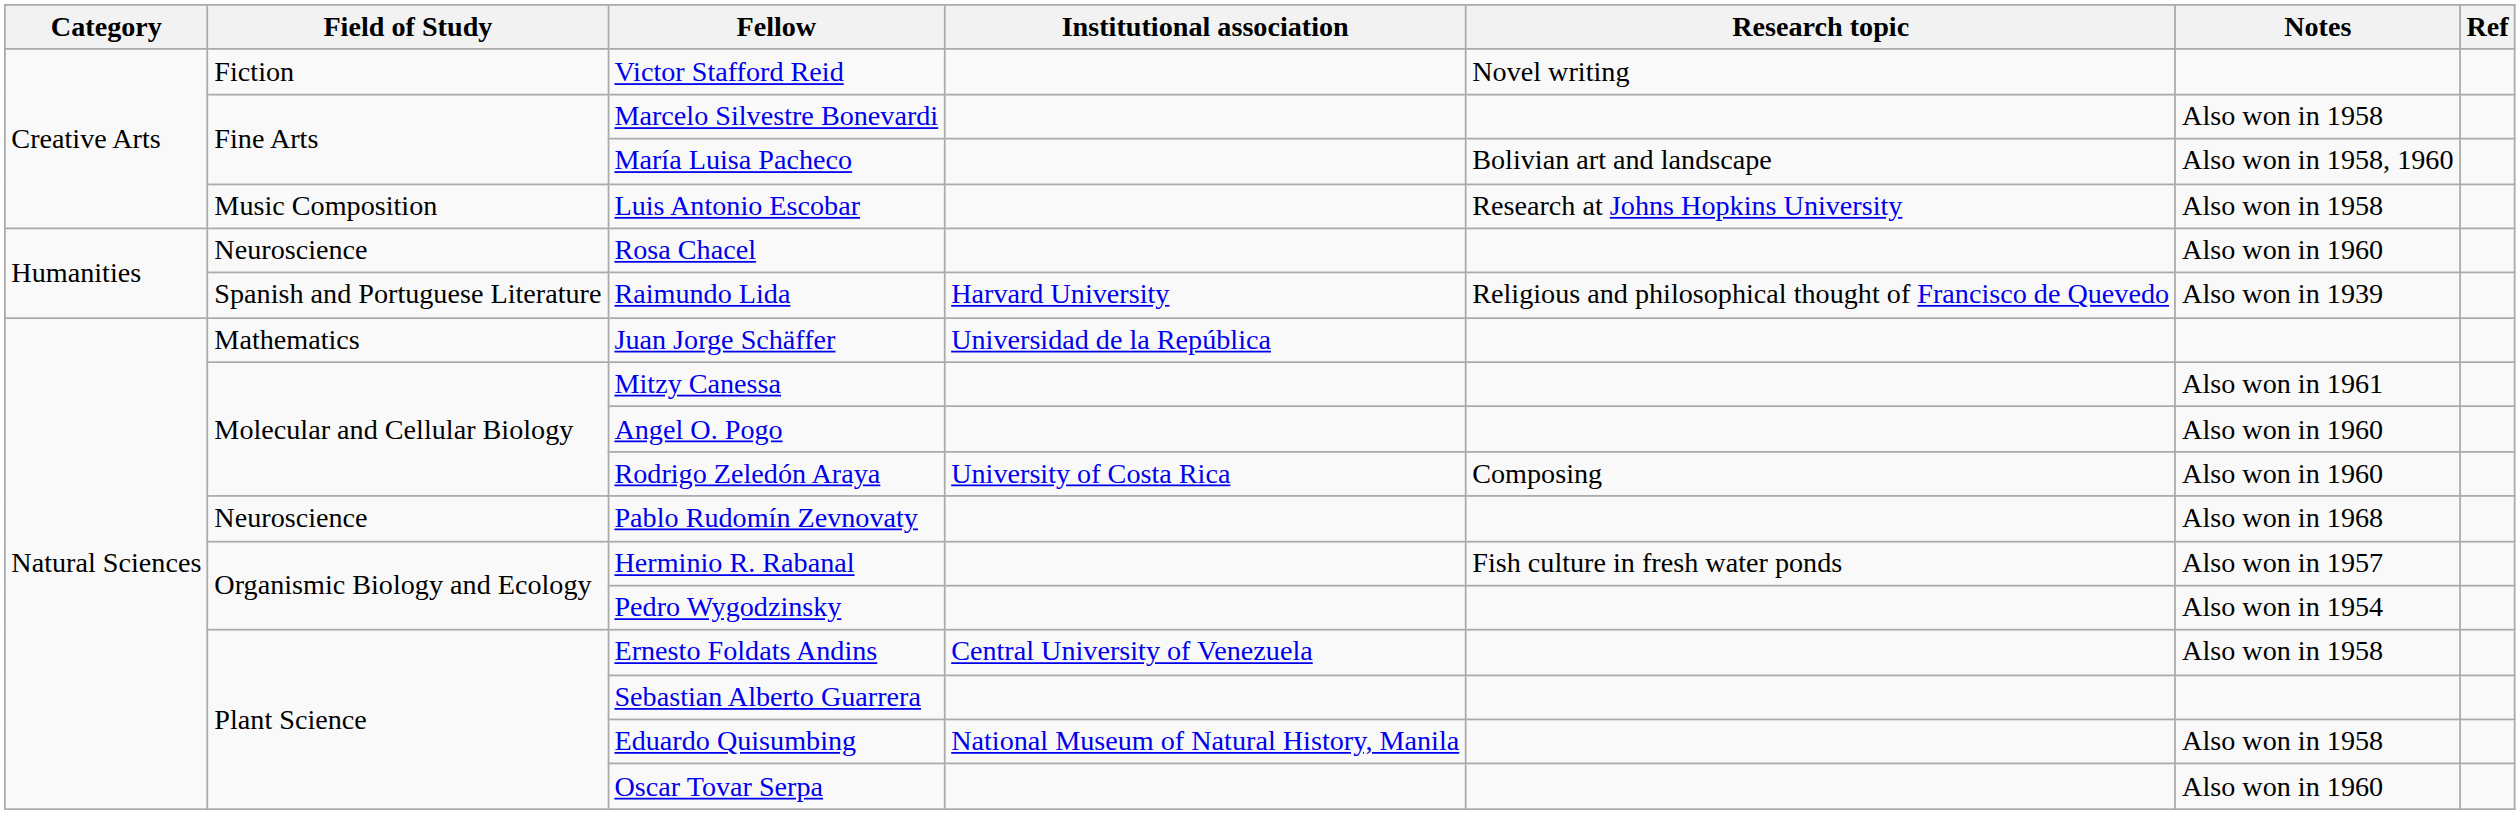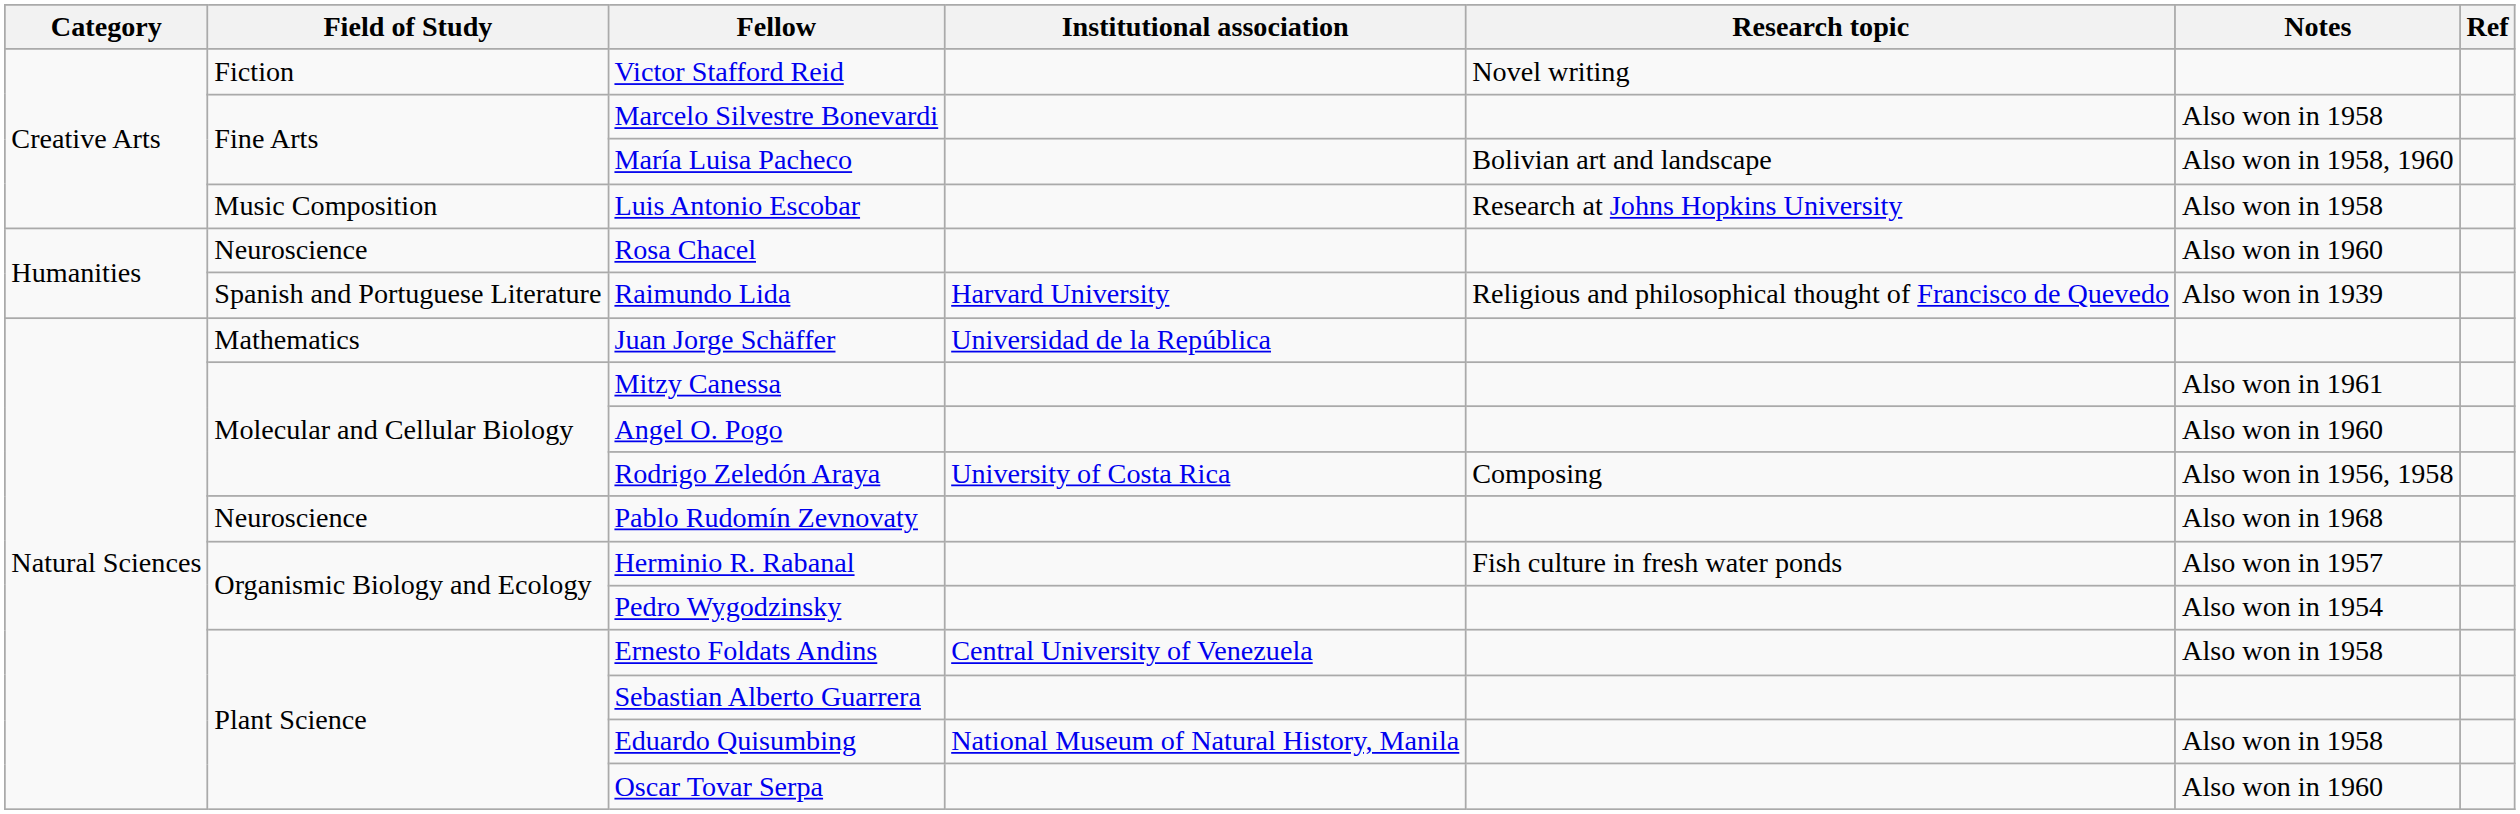(2283, 473) Also won in 1960 -> (2318, 473) Also won in 1956, 1958
